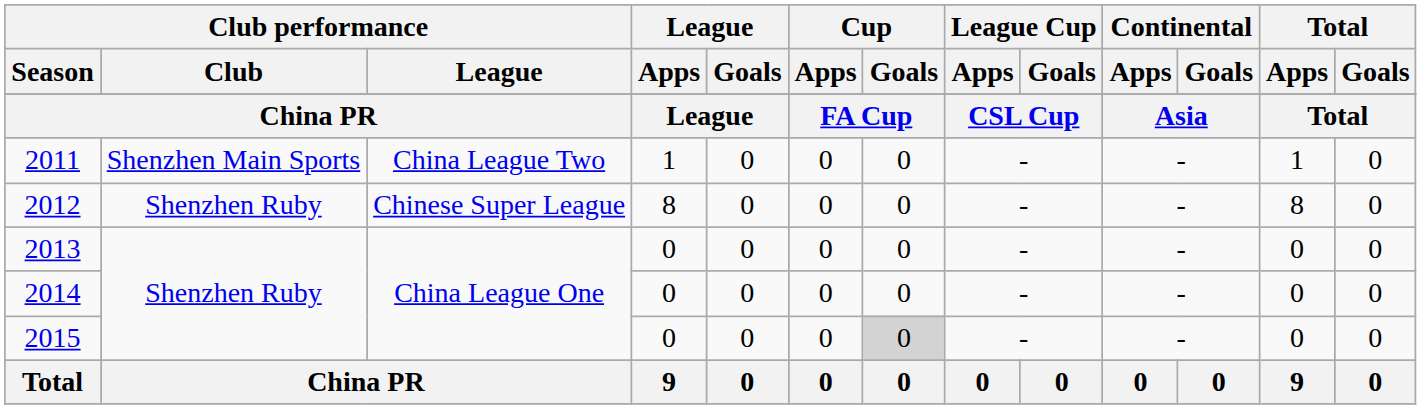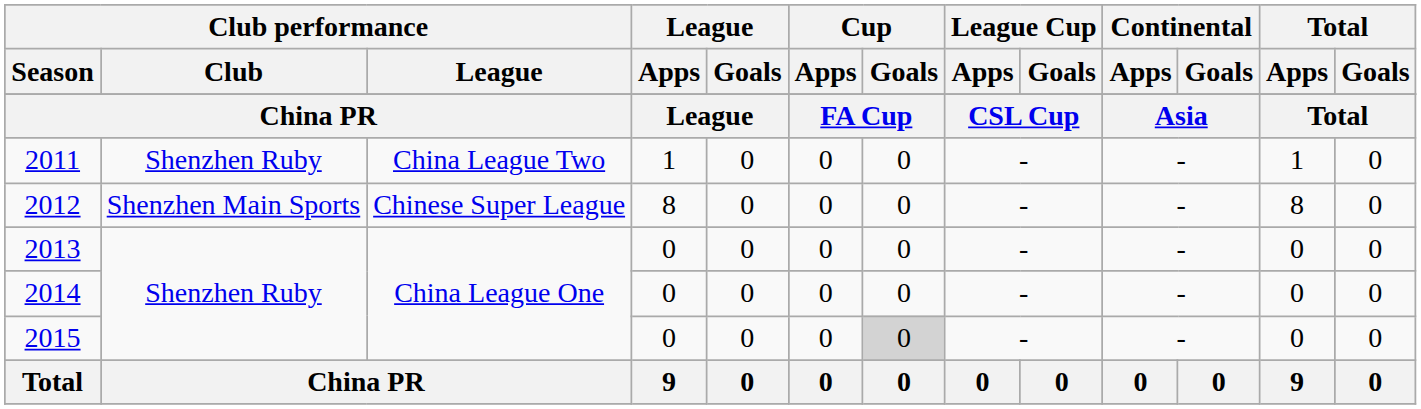(233, 159) Shenzhen Main Sports -> (233, 159) Shenzhen Ruby
(233, 204) Shenzhen Ruby -> (233, 204) Shenzhen Main Sports
